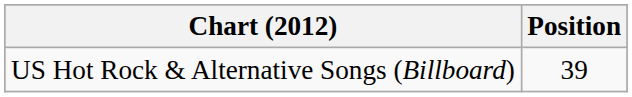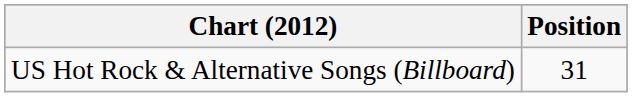(574, 69) 39 -> (574, 69) 31
